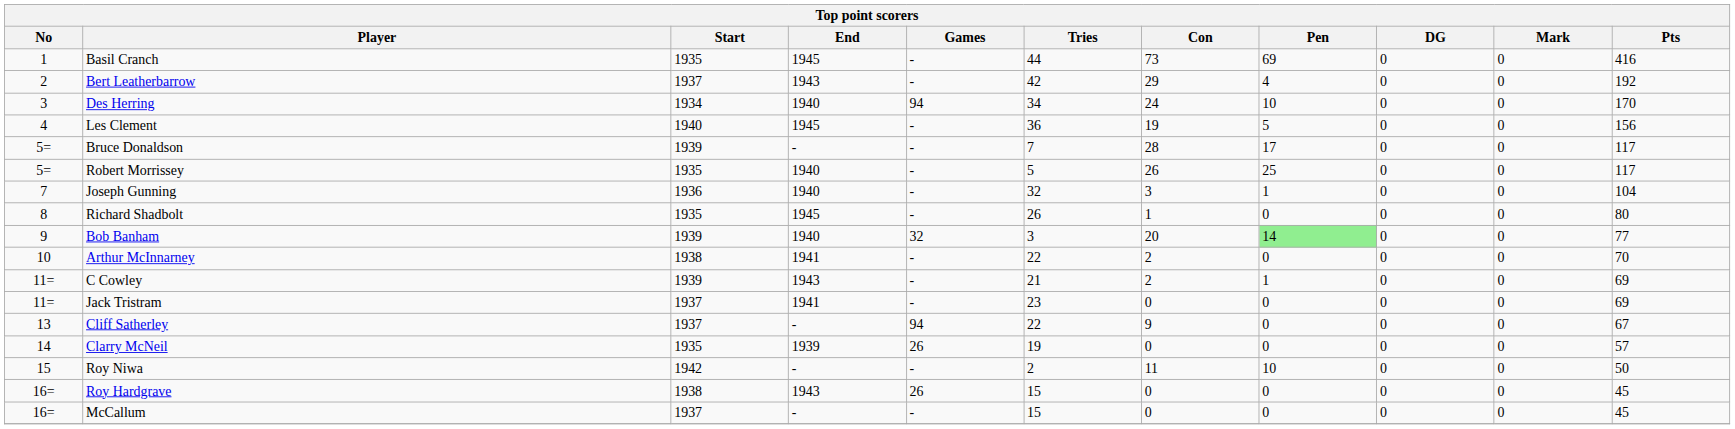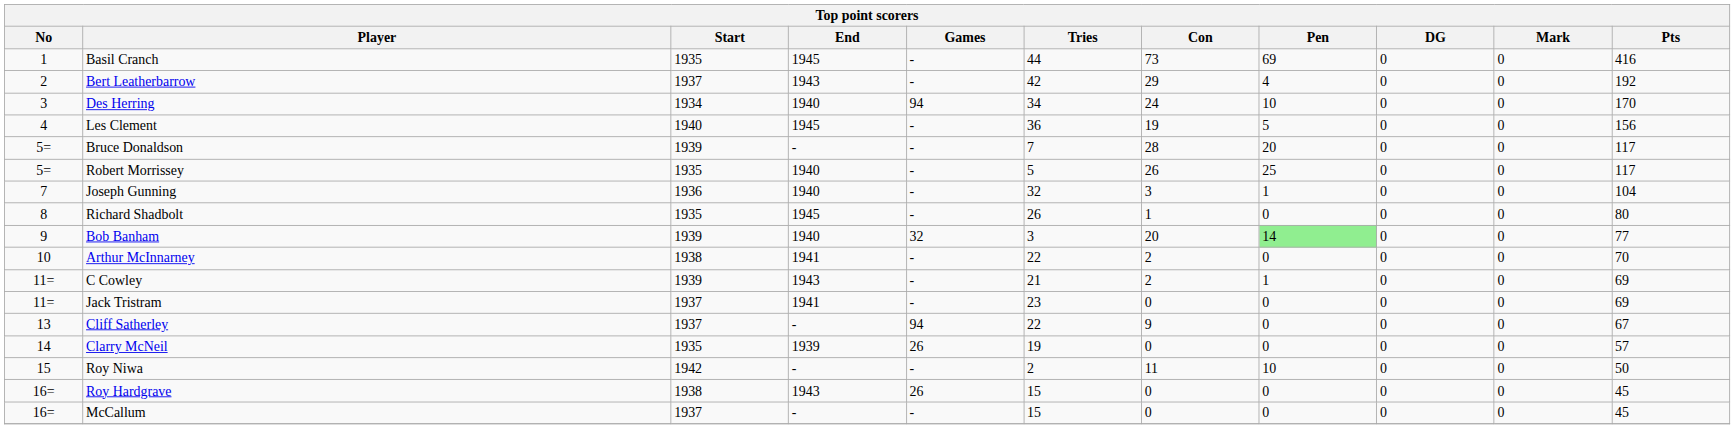(1269, 147) 17 -> (1269, 147) 20
